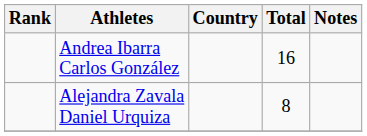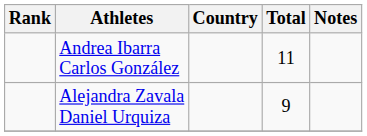(286, 57) 16 -> (286, 57) 11
(286, 106) 8 -> (286, 106) 9
